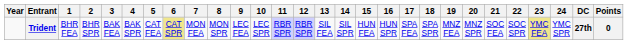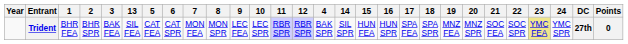columns swapped: (133, 10) <-> (325, 10)
(174, 28) khaki background -> (173, 28) no background
